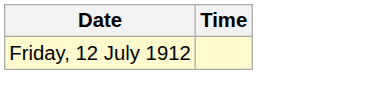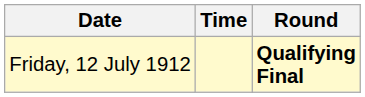+ column: (306, 20)
